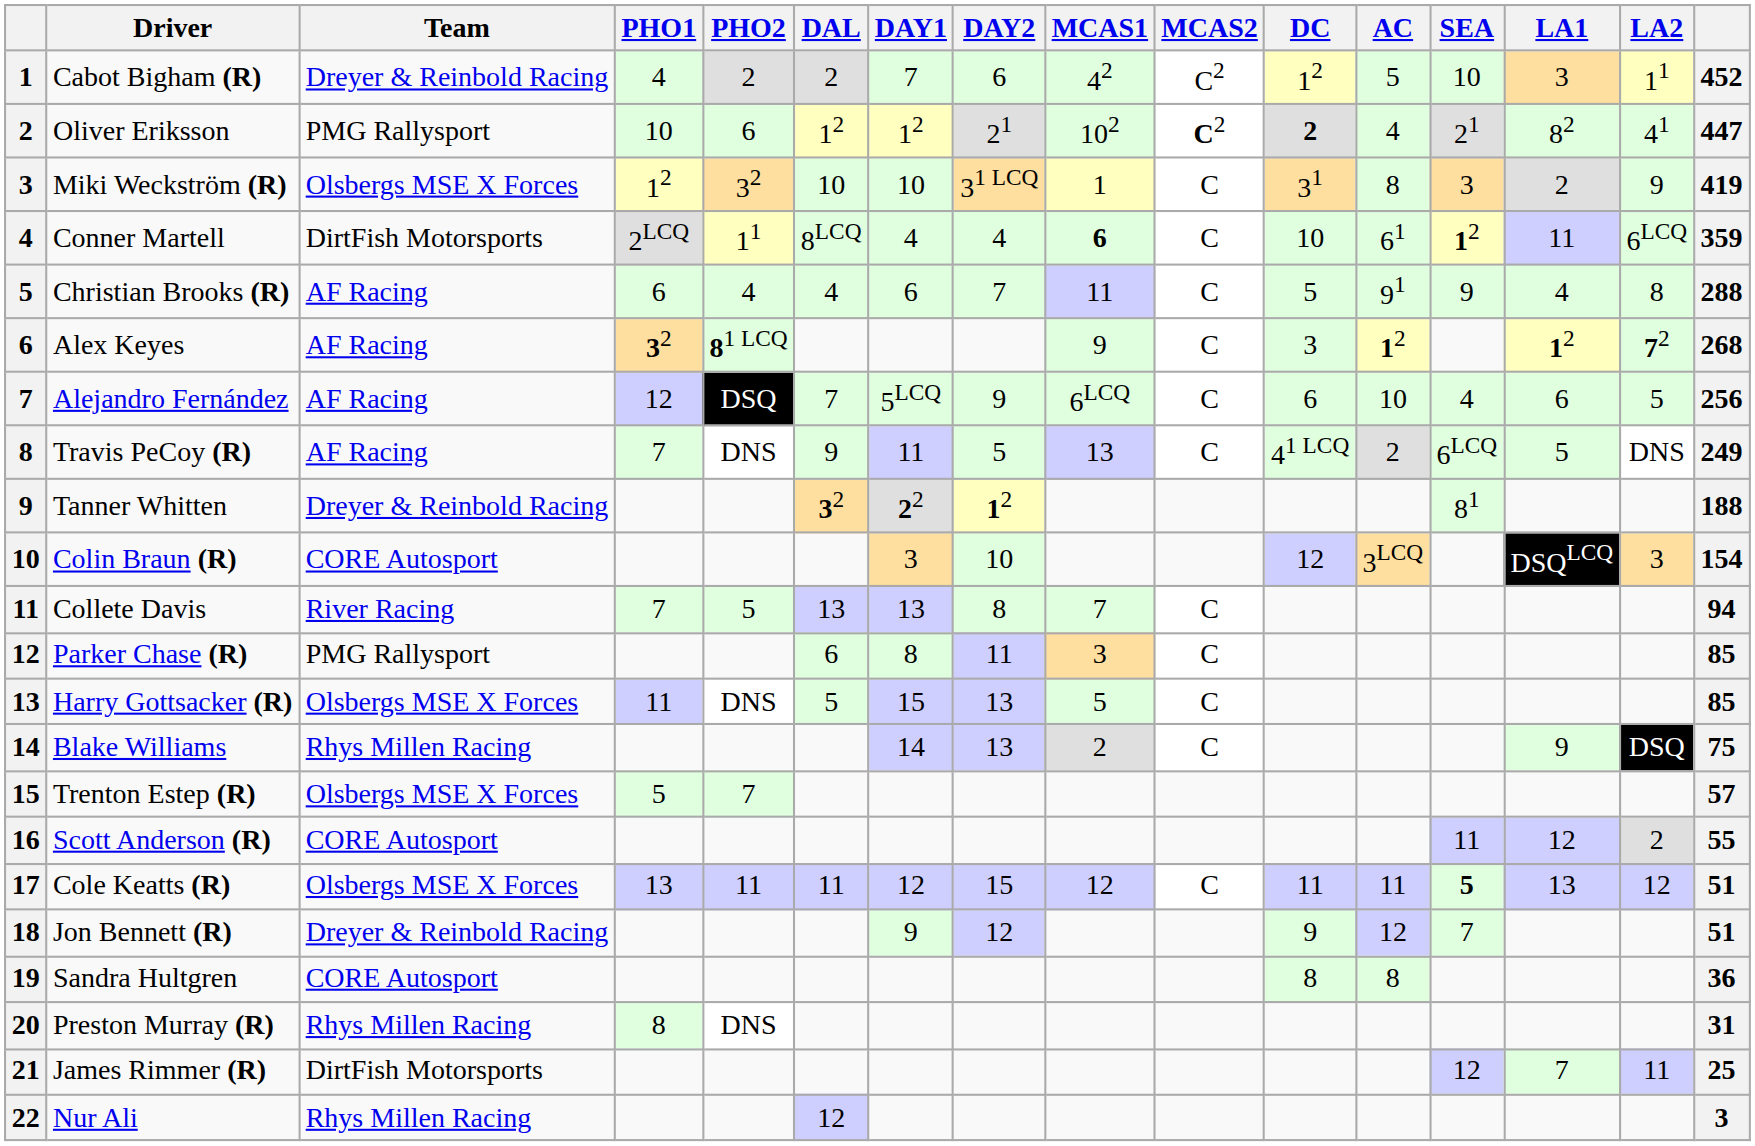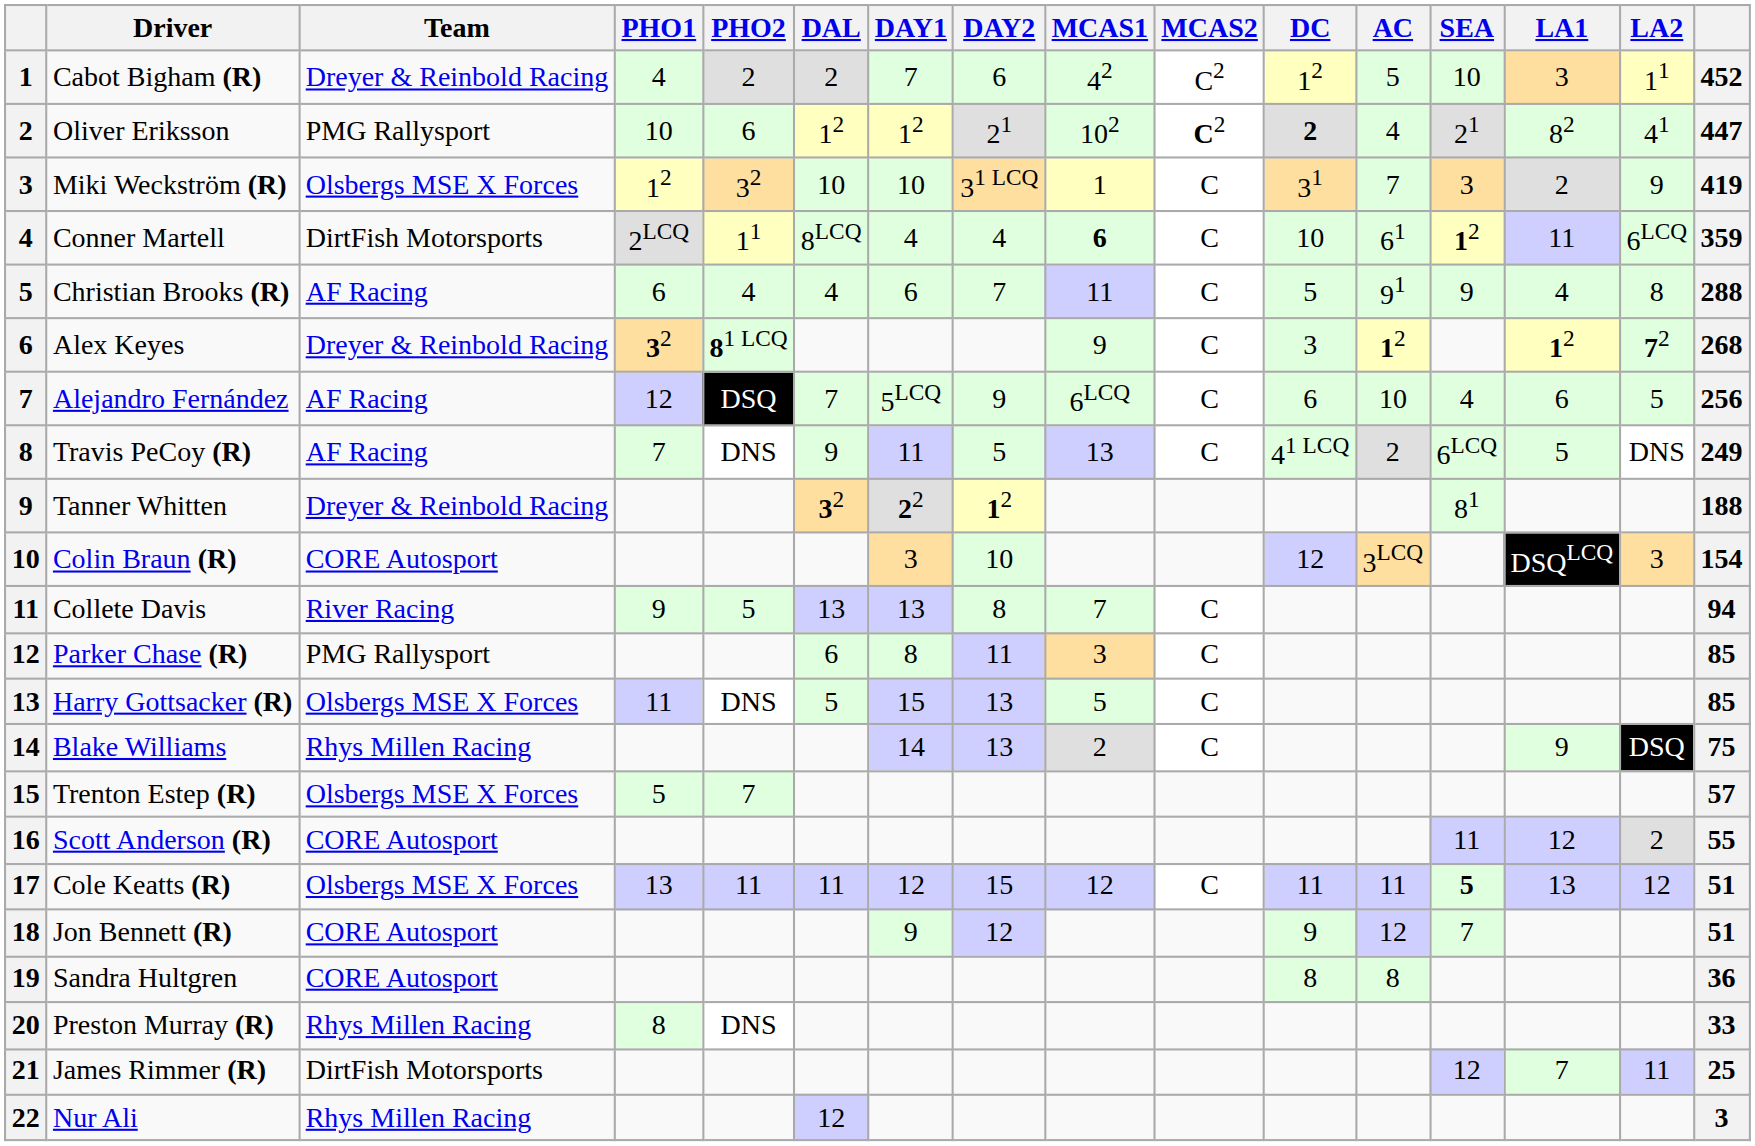(1393, 184) 8 -> (1393, 184) 7
(367, 344) AF Racing -> (457, 344) Dreyer & Reinbold Racing
(659, 608) 7 -> (659, 608) 9
(457, 931) Dreyer & Reinbold Racing -> (402, 931) CORE Autosport
(1721, 1024) 31 -> (1721, 1024) 33
